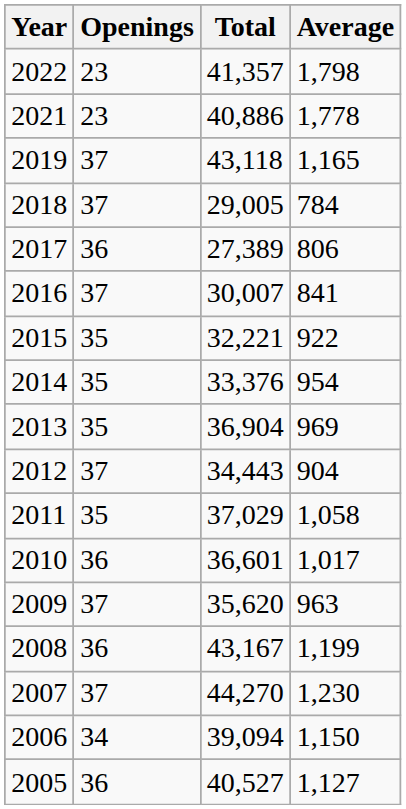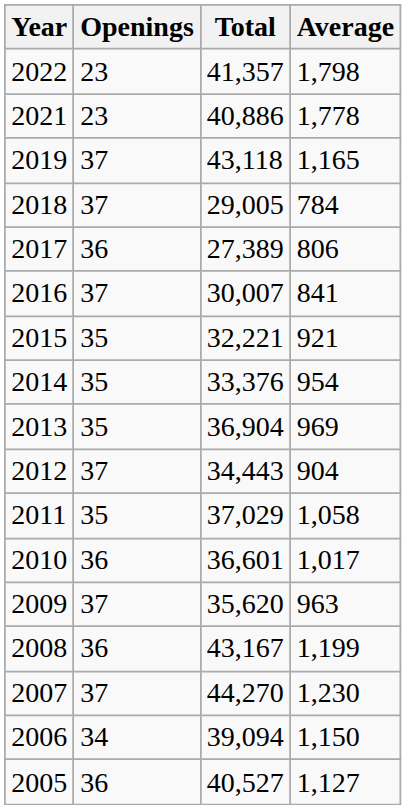(318, 337) 922 -> (318, 337) 921
